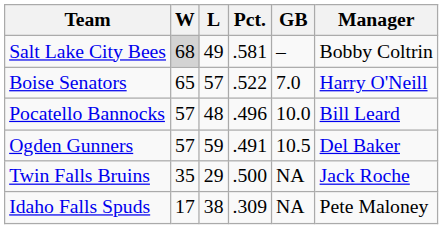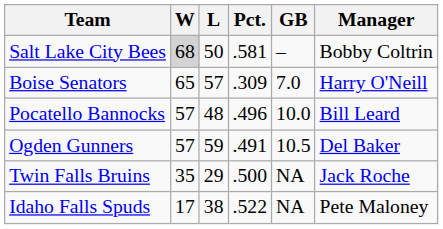(214, 51) 49 -> (214, 51) 50
(250, 82) .522 -> (250, 82) .309
(250, 207) .309 -> (250, 207) .522
